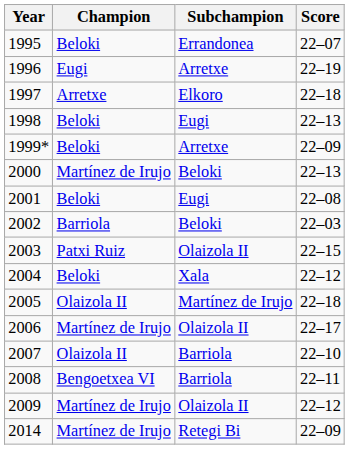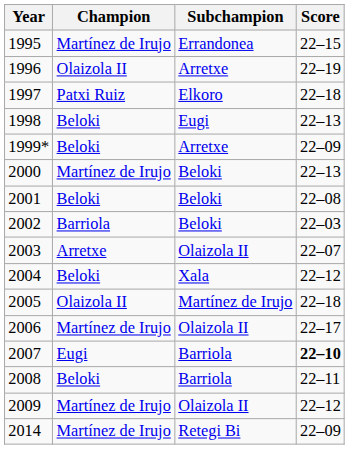(78, 43) Beloki -> (114, 43) Martínez de Irujo
(320, 43) 22–07 -> (320, 43) 22–15
(72, 69) Eugi -> (92, 69) Olaizola II
(82, 95) Arretxe -> (91, 95) Patxi Ruiz
(194, 198) Eugi -> (200, 198) Beloki
(91, 250) Patxi Ruiz -> (82, 250) Arretxe
(320, 250) 22–15 -> (320, 250) 22–07
(92, 353) Olaizola II -> (72, 353) Eugi
(320, 353) normal -> (320, 353) bold
(106, 379) Bengoetxea VI -> (78, 379) Beloki
